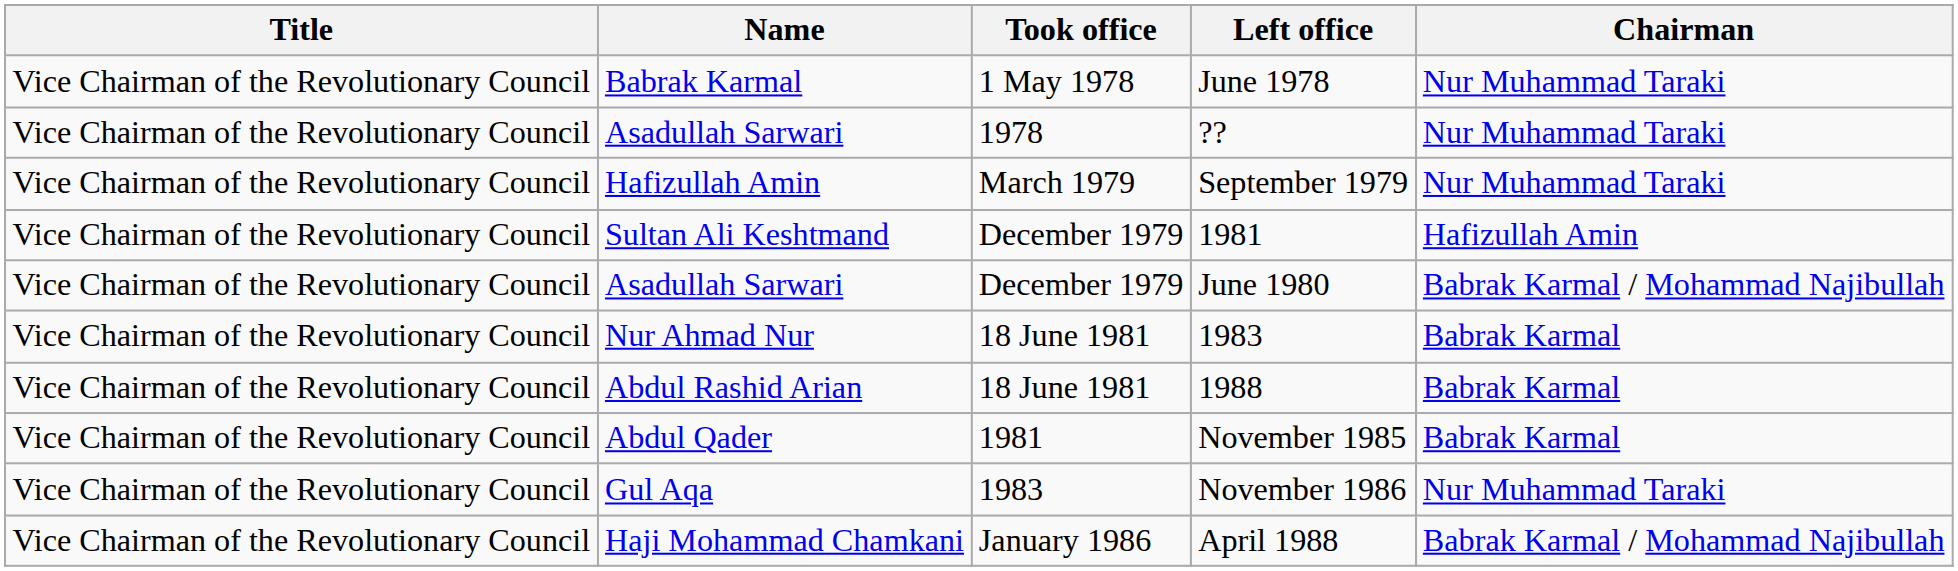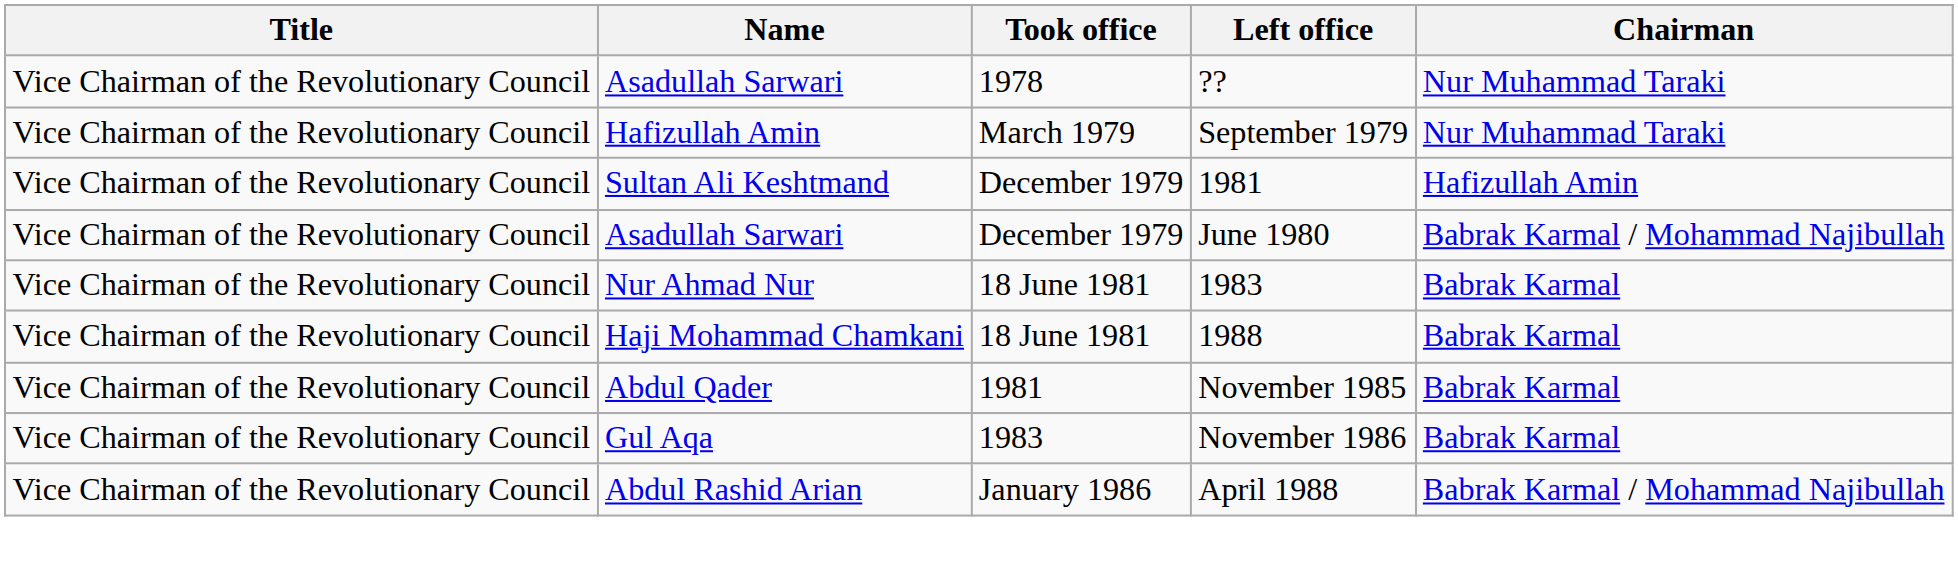- row: (1264, 81)
(734, 387) Abdul Rashid Arian -> (784, 336) Haji Mohammad Chamkani
(1574, 489) Nur Muhammad Taraki -> (1522, 438) Babrak Karmal
(784, 540) Haji Mohammad Chamkani -> (734, 489) Abdul Rashid Arian
